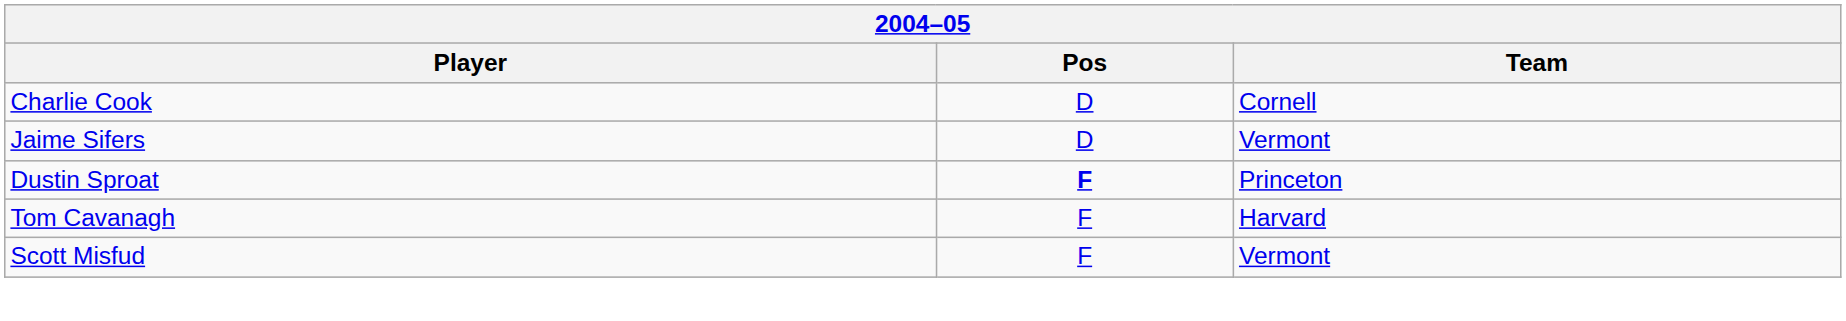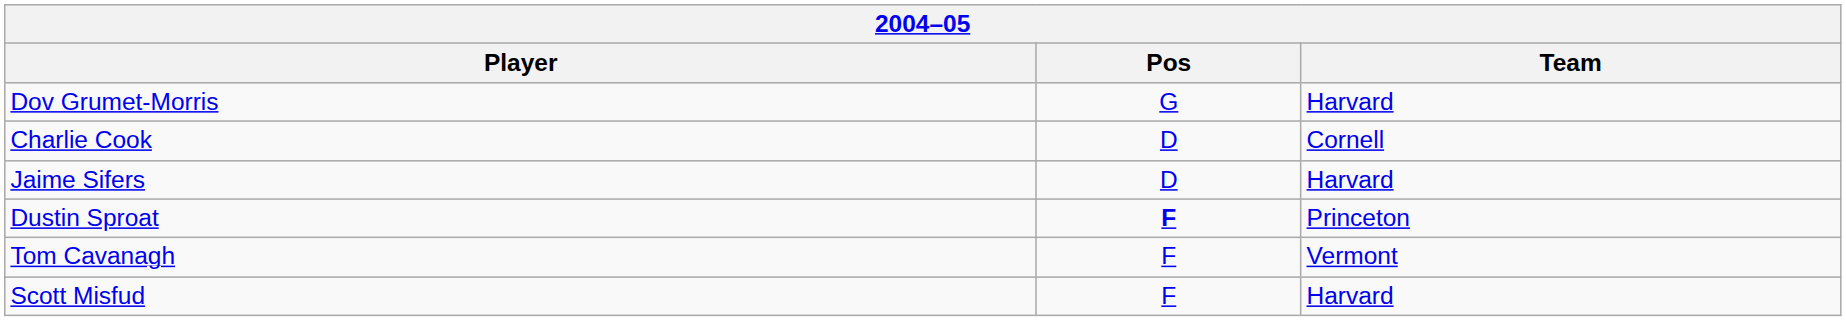+ row: (114, 101)
(1285, 140) Vermont -> (1350, 179) Harvard
(1283, 218) Harvard -> (1352, 256) Vermont
(1285, 256) Vermont -> (1350, 295) Harvard
